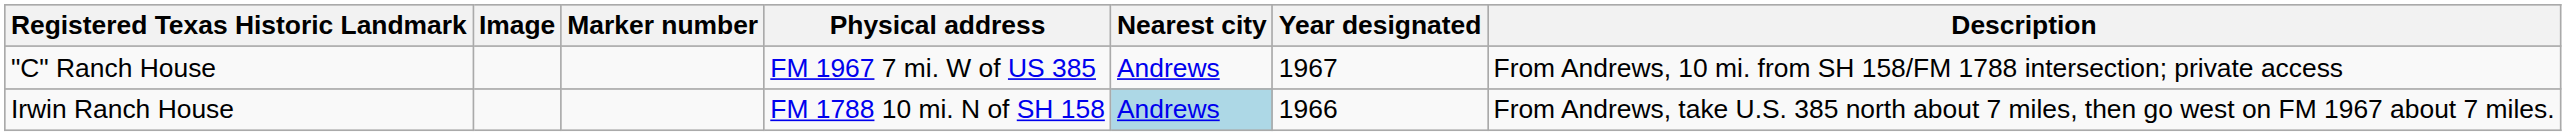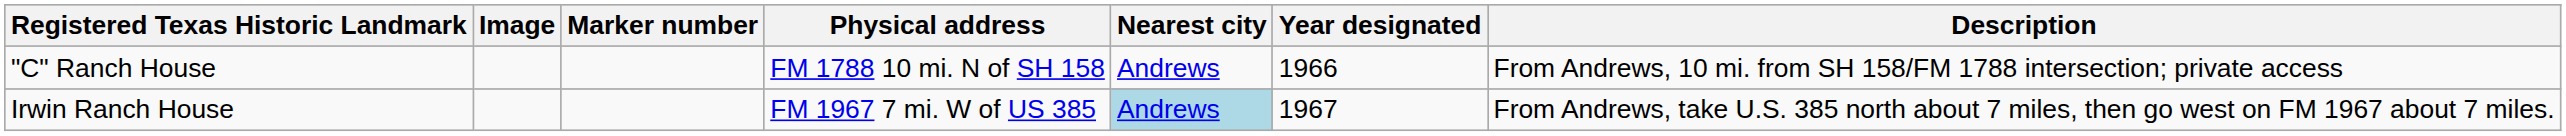(933, 67) FM 1967 7 mi. W of US 385 -> (938, 67) FM 1788 10 mi. N of SH 158
(1308, 67) 1967 -> (1308, 67) 1966
(938, 109) FM 1788 10 mi. N of SH 158 -> (933, 109) FM 1967 7 mi. W of US 385
(1308, 109) 1966 -> (1308, 109) 1967
